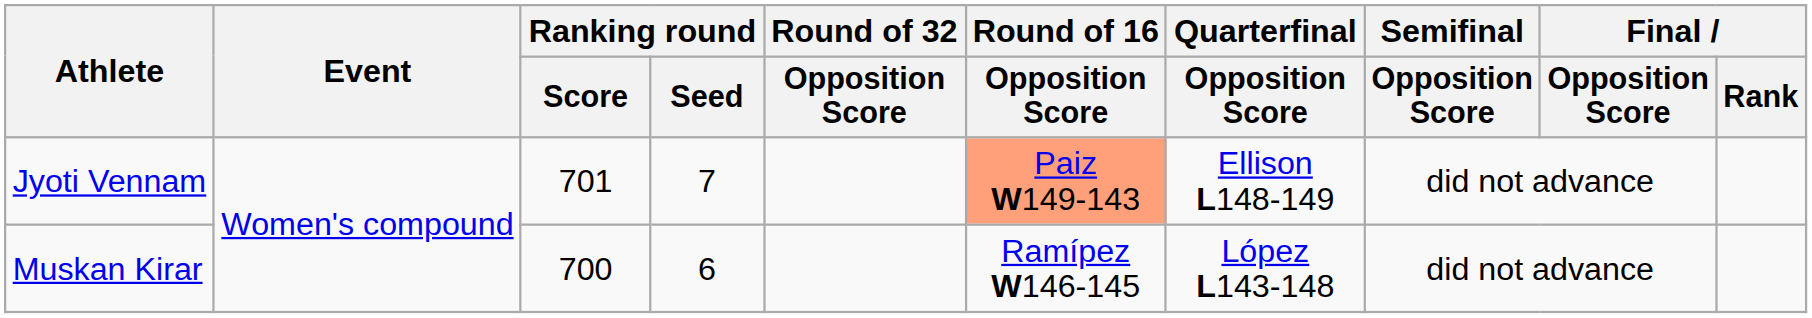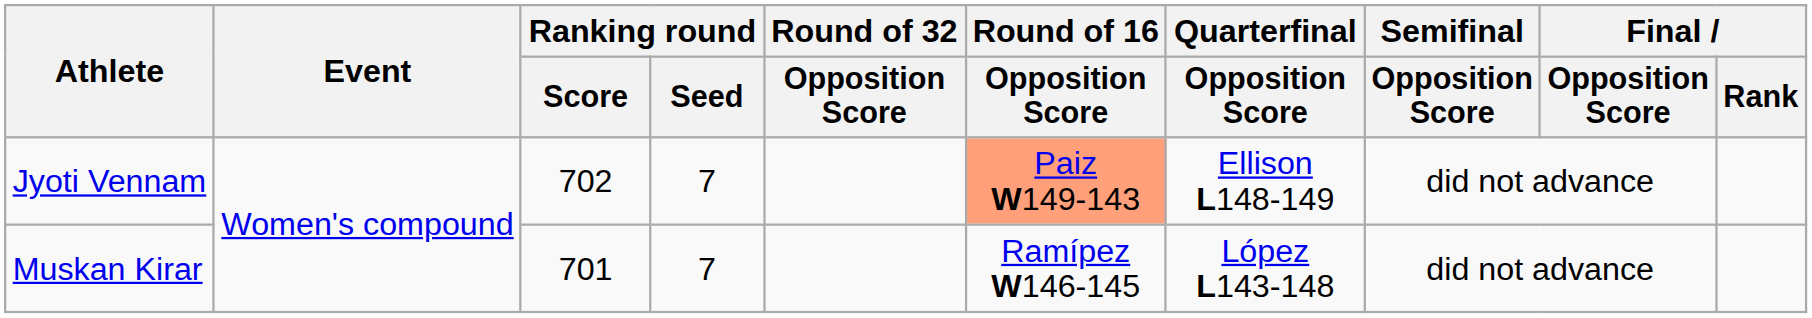(586, 182) 701 -> (586, 182) 702
(586, 268) 700 -> (586, 268) 701
(707, 268) 6 -> (707, 268) 7
